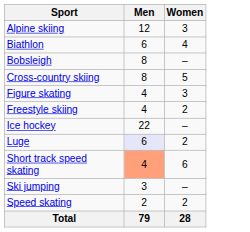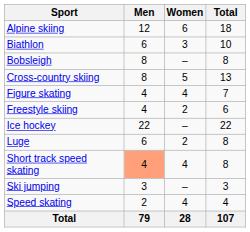+ column: (226, 12)
(185, 28) 3 -> (185, 28) 6
(185, 45) 4 -> (185, 45) 3
(185, 93) 3 -> (185, 93) 4
(144, 142) lavender background -> (144, 142) no background
(185, 164) 6 -> (185, 164) 4
(185, 202) 2 -> (185, 202) 4
